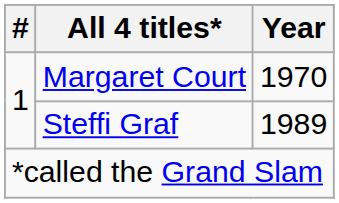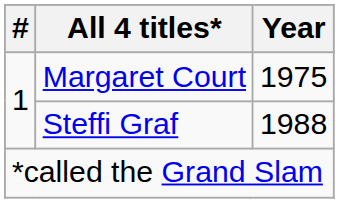(294, 76) 1970 -> (294, 76) 1975
(294, 124) 1989 -> (294, 124) 1988
